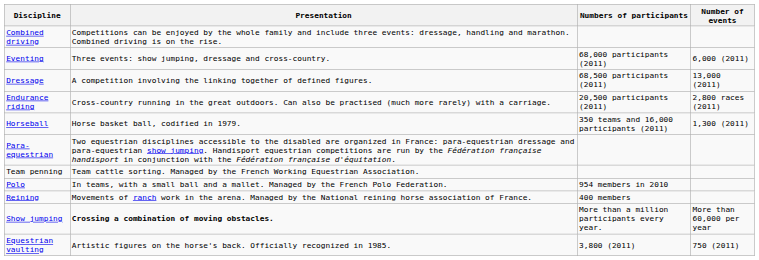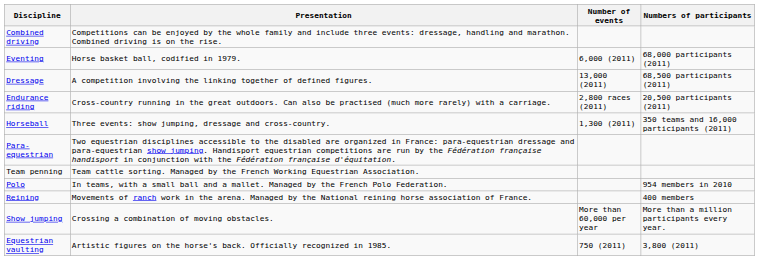columns swapped: (722, 15) <-> (634, 15)
(201, 59) Three events: show jumping, dressage and cross-country. -> (156, 59) Horse basket ball, codified in 1979.
(156, 124) Horse basket ball, codified in 1979. -> (201, 124) Three events: show jumping, dressage and cross-country.
(173, 219) bold -> (173, 219) normal
